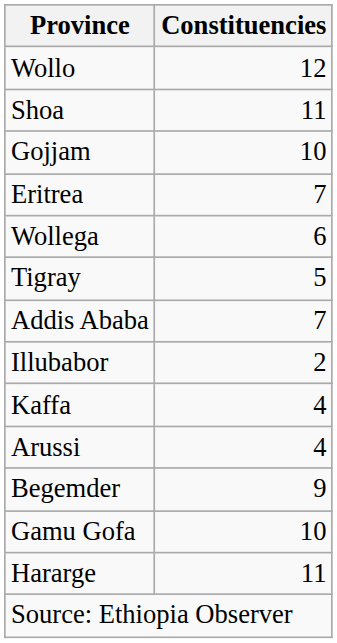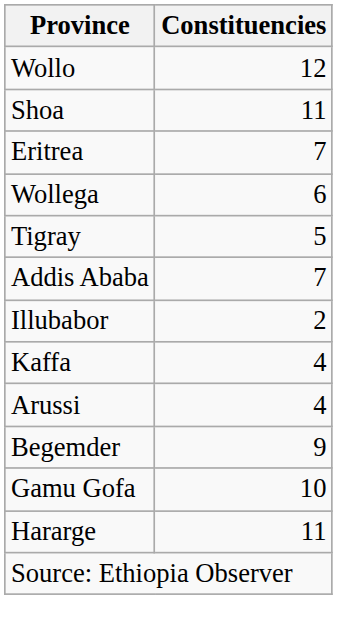- row: (51, 151)
